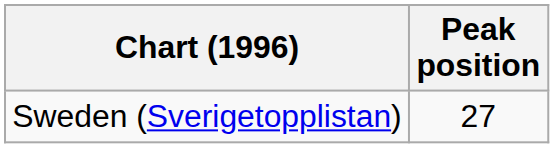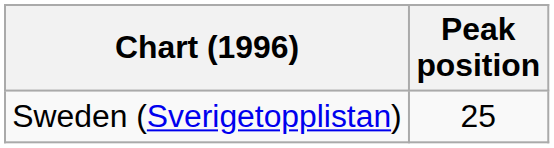(478, 116) 27 -> (478, 116) 25
